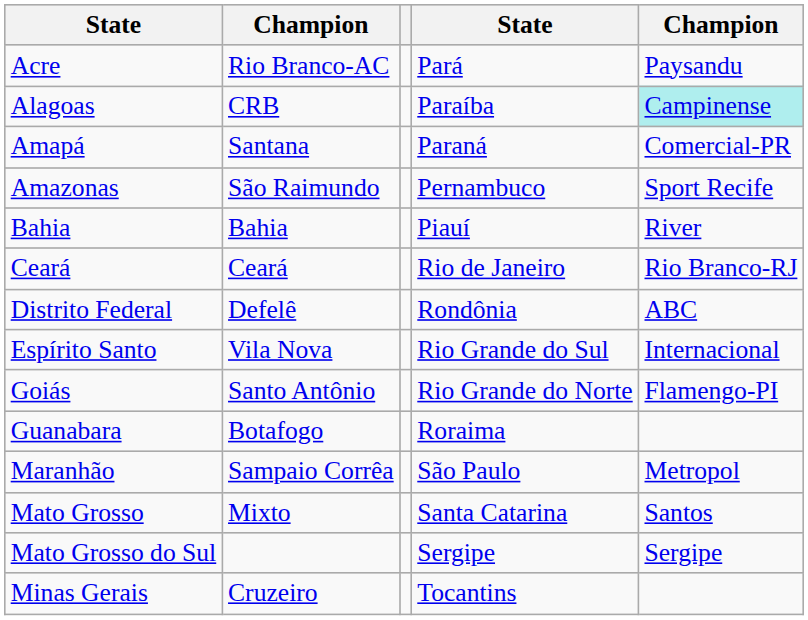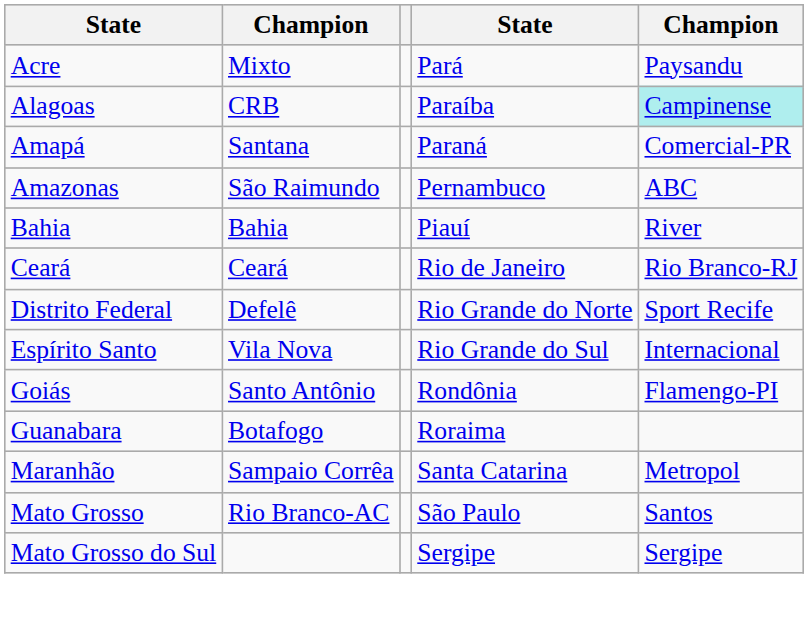(309, 65) Rio Branco-AC -> (259, 65) Mixto
(709, 187) Sport Recife -> (671, 187) ABC
(467, 308) Rondônia -> (525, 308) Rio Grande do Norte
(671, 308) ABC -> (709, 308) Sport Recife
(525, 390) Rio Grande do Norte -> (467, 390) Rondônia
(469, 471) São Paulo -> (492, 471) Santa Catarina
(259, 512) Mixto -> (309, 512) Rio Branco-AC
(492, 512) Santa Catarina -> (469, 512) São Paulo
- row: (79, 593)
